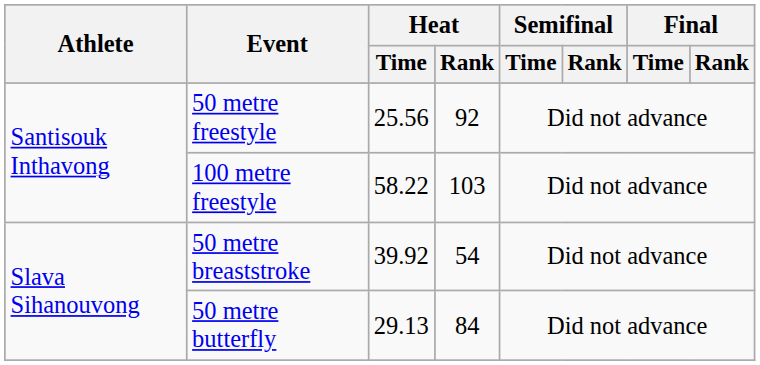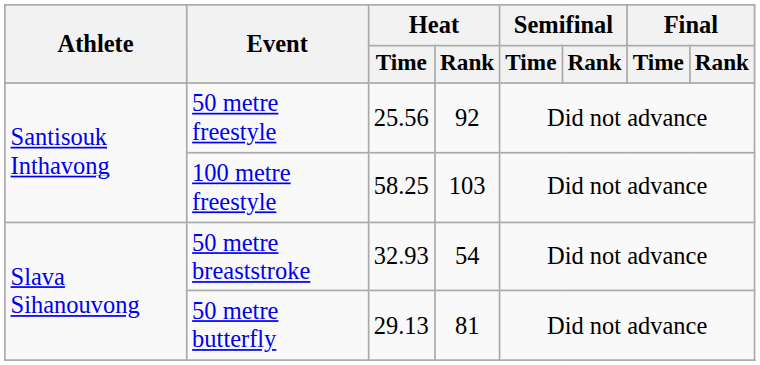(401, 187) 58.22 -> (401, 187) 58.25
(401, 256) 39.92 -> (401, 256) 32.93
(467, 325) 84 -> (467, 325) 81
